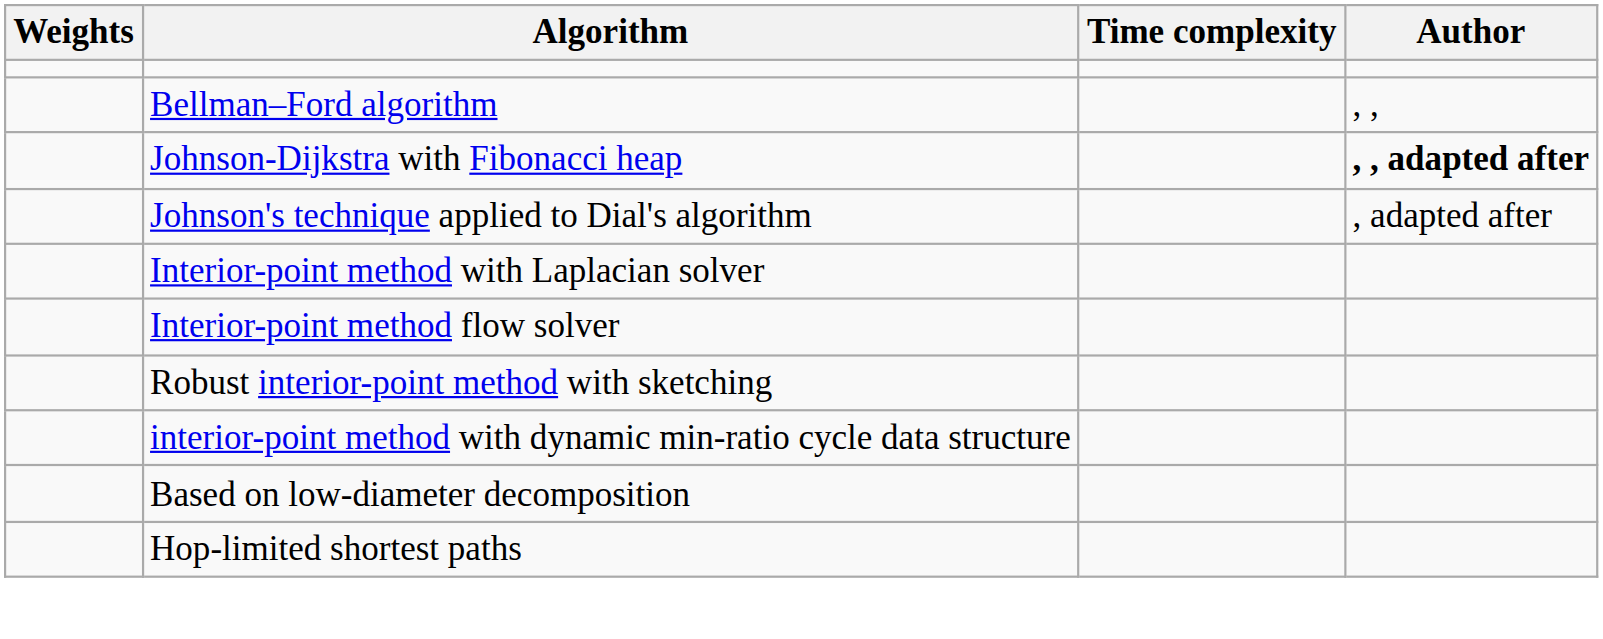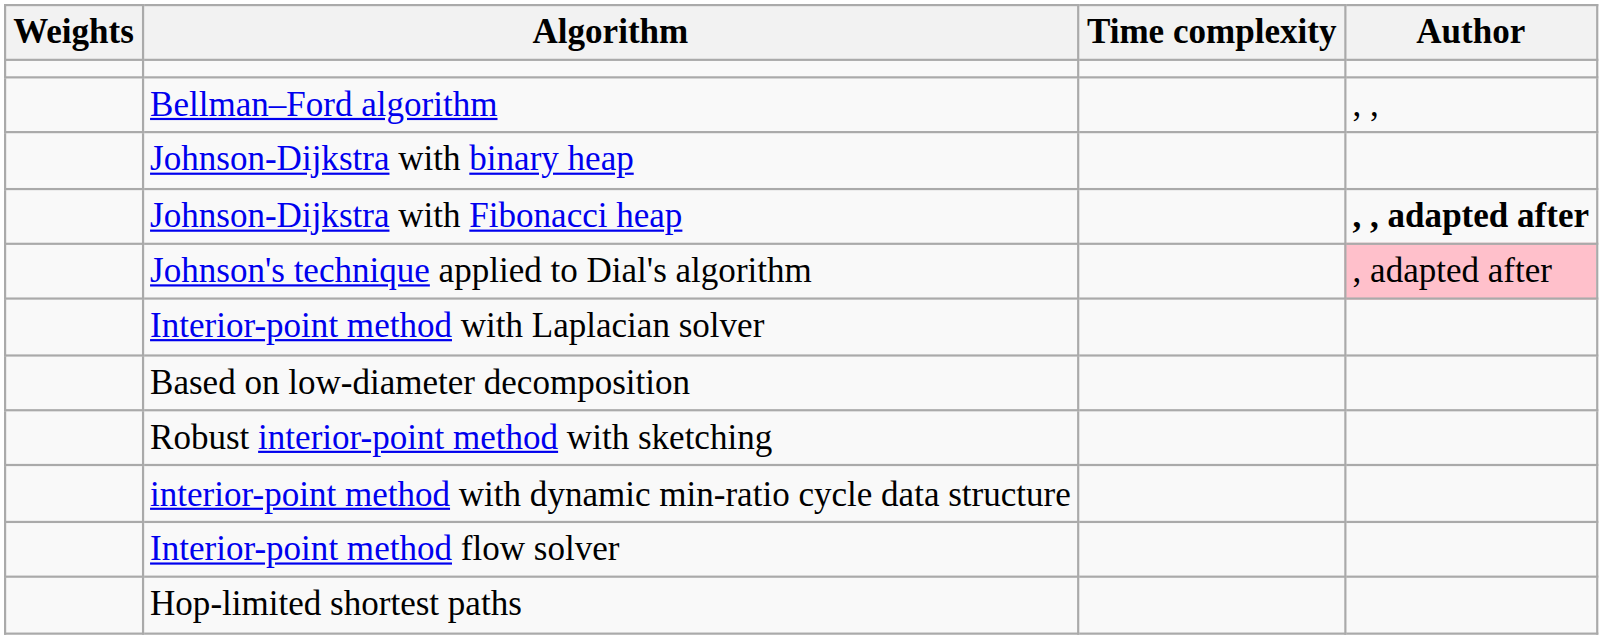+ row: (392, 159)
(1452, 215) no background -> (1452, 270) pink background
rows swapped: (385, 326) <-> (420, 493)
